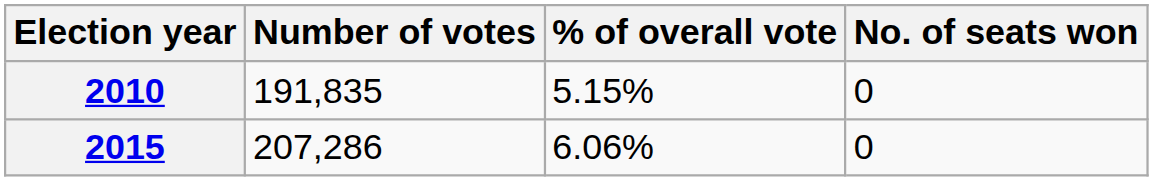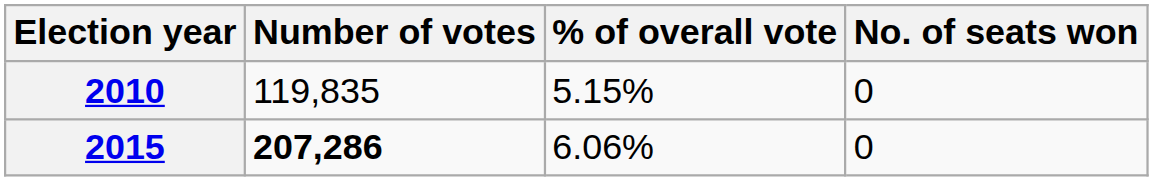(318, 89) 191,835 -> (316, 89) 119,835
(318, 146) normal -> (318, 146) bold
